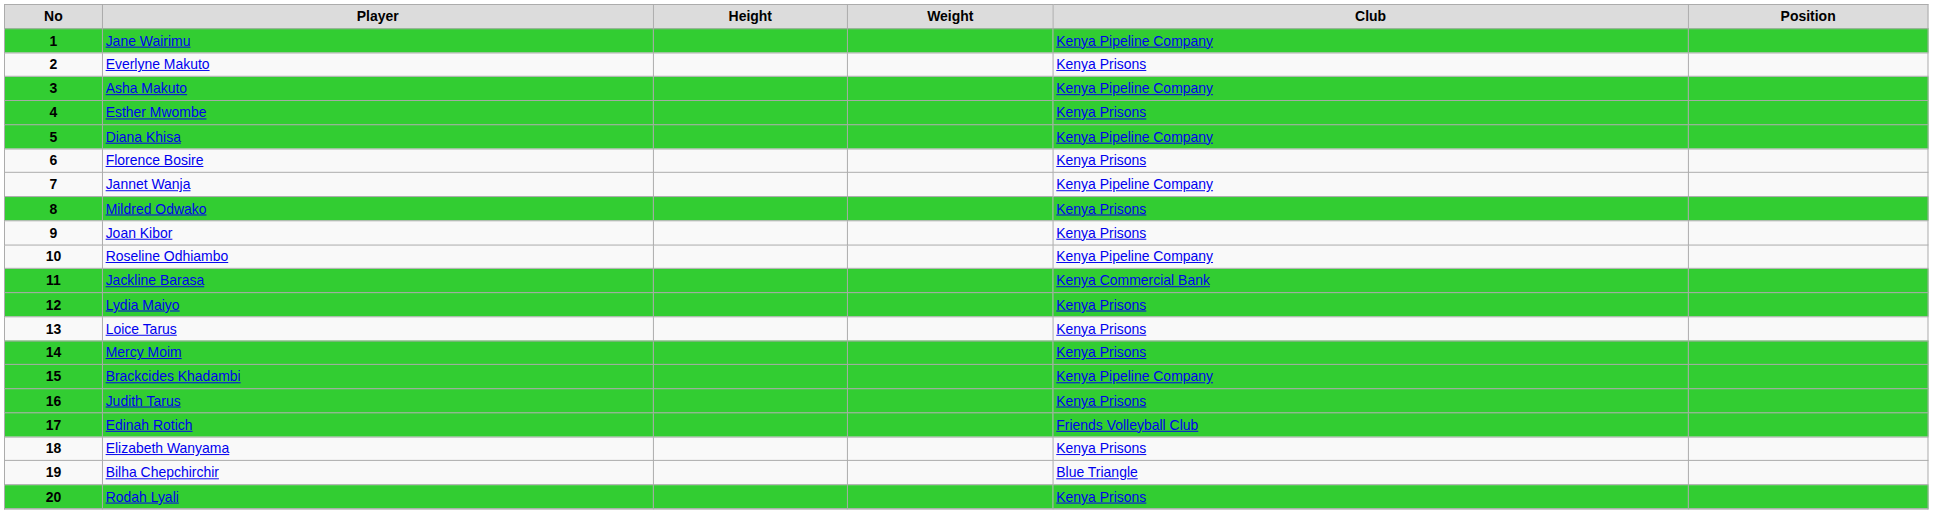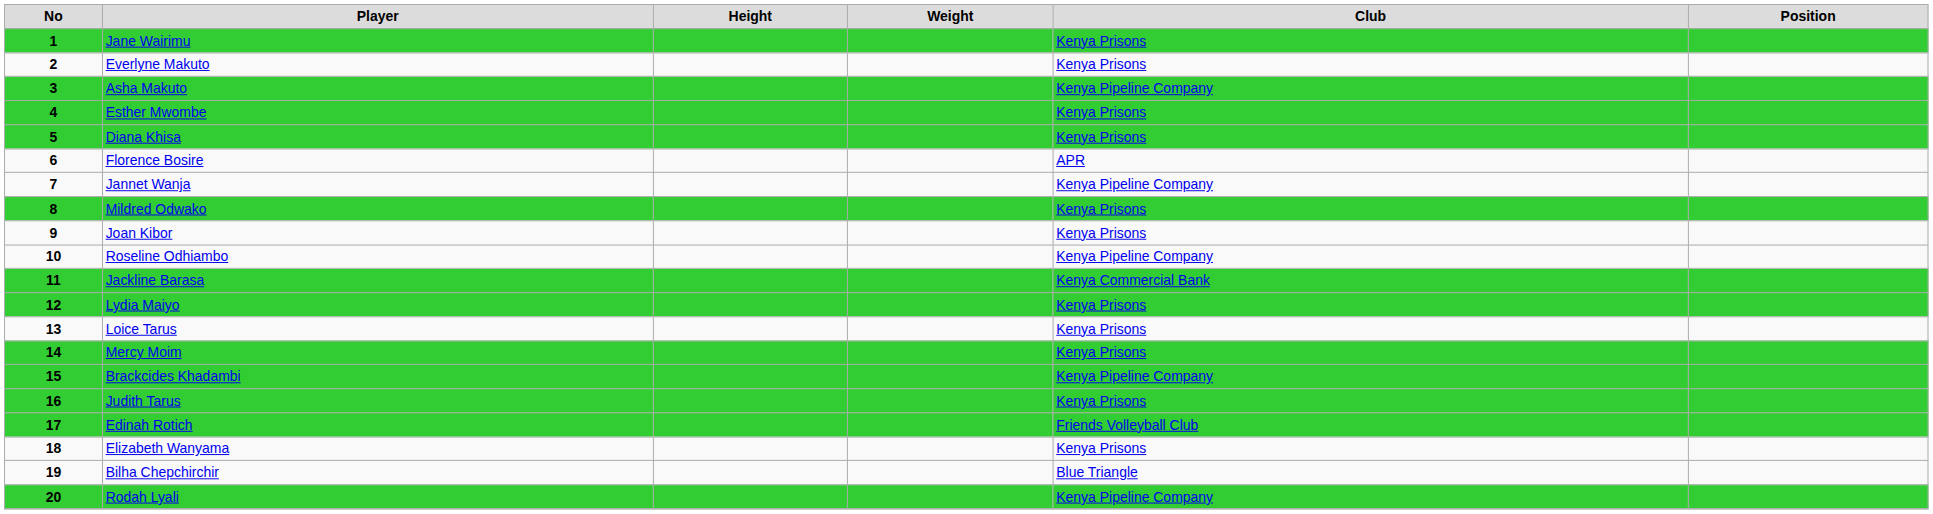(1135, 40) Kenya Pipeline Company -> (1101, 40) Kenya Prisons
(1135, 137) Kenya Pipeline Company -> (1101, 137) Kenya Prisons
(1101, 161) Kenya Prisons -> (1071, 161) APR
(1101, 497) Kenya Prisons -> (1135, 497) Kenya Pipeline Company
